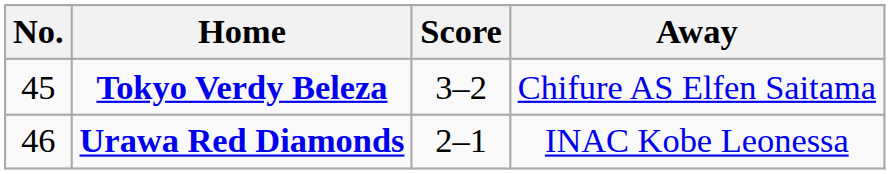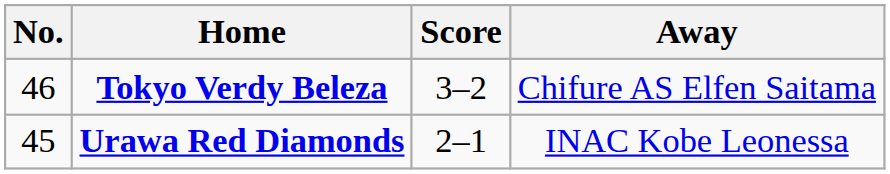(38, 86) 45 -> (38, 86) 46
(38, 140) 46 -> (38, 140) 45
